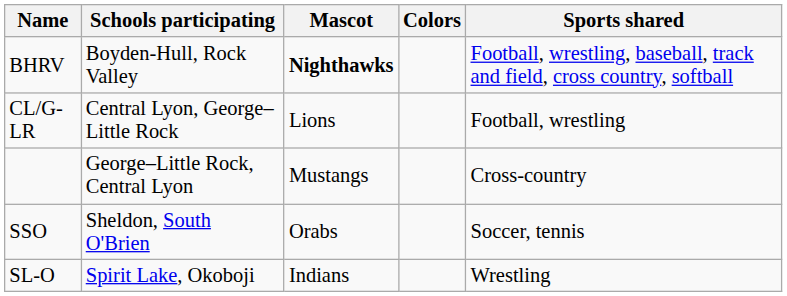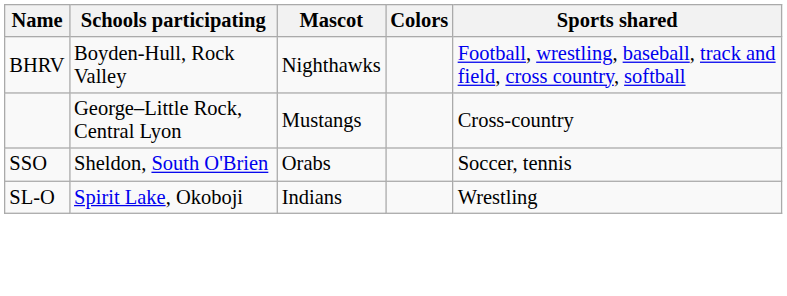(341, 64) bold -> (331, 64) normal
- row: (36, 120)
